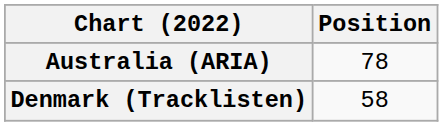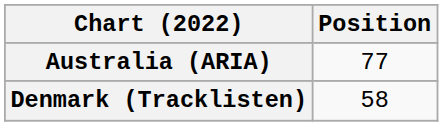(375, 62) 78 -> (375, 62) 77
